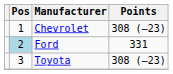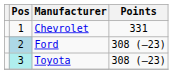(139, 29) 308 (–23) -> (139, 29) 331
(139, 45) 331 -> (139, 45) 308 (–23)
(21, 61) no background -> (21, 61) paleturquoise background
